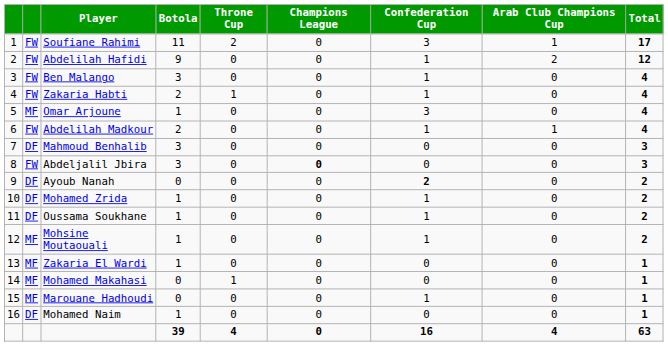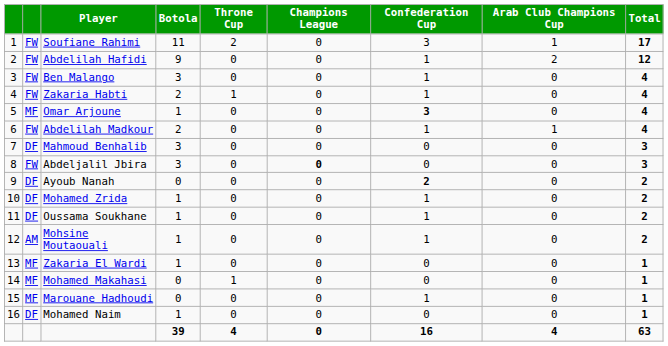(426, 112) normal -> (426, 112) bold
(32, 240) MF -> (32, 240) AM
